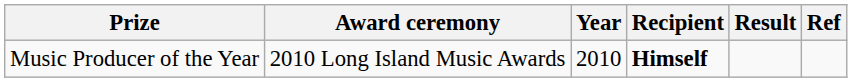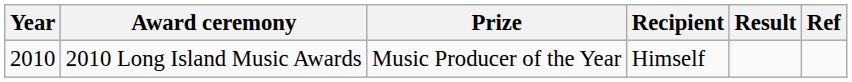columns swapped: (599, 22) <-> (135, 22)
(670, 58) bold -> (668, 58) normal
